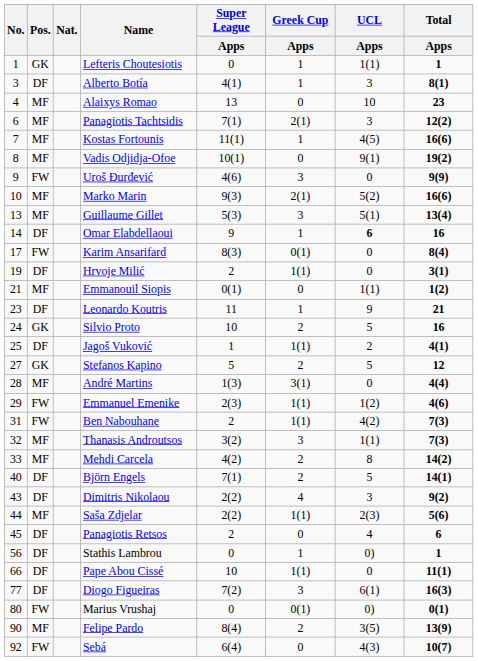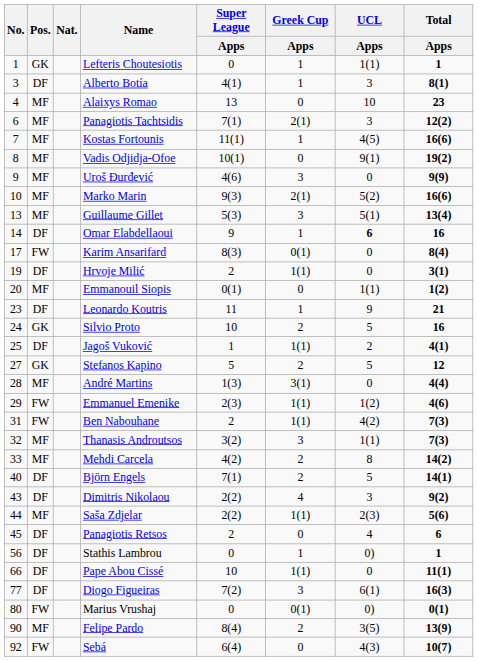(40, 177) FW -> (40, 177) MF
(16, 290) 21 -> (16, 290) 20
